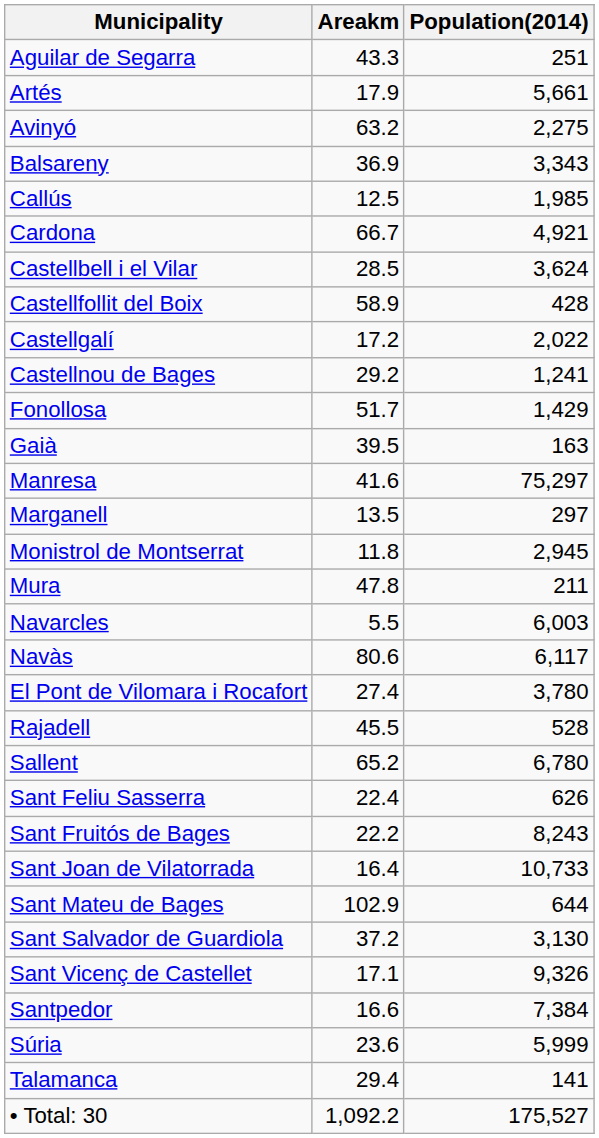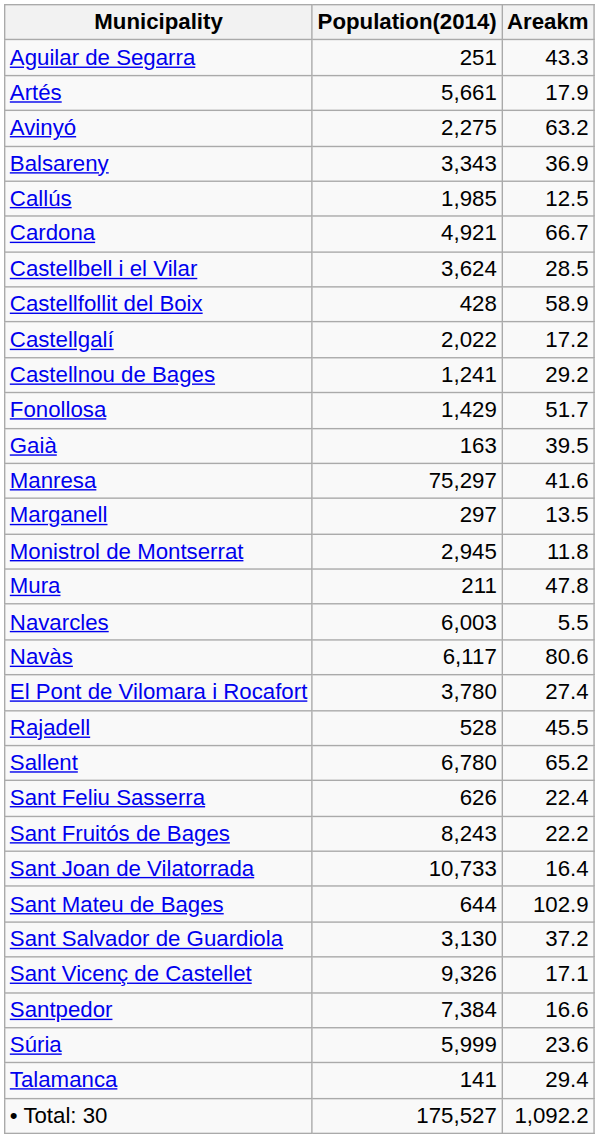columns swapped: (499, 22) <-> (358, 22)
